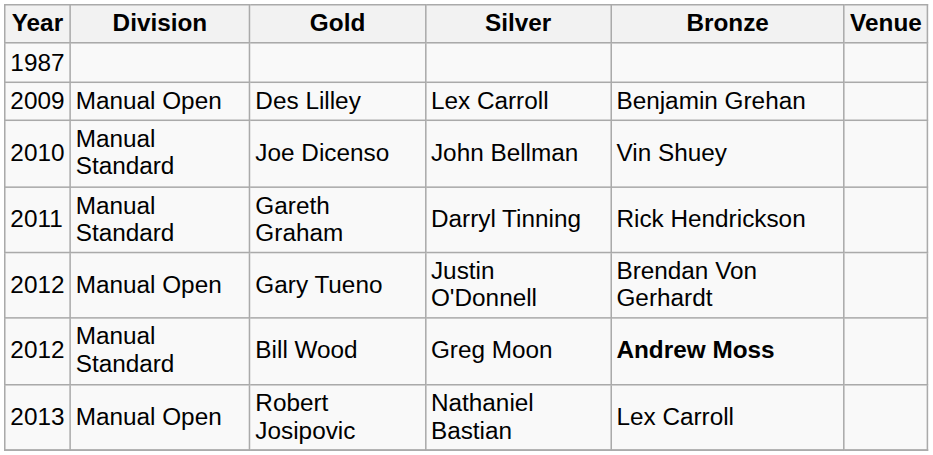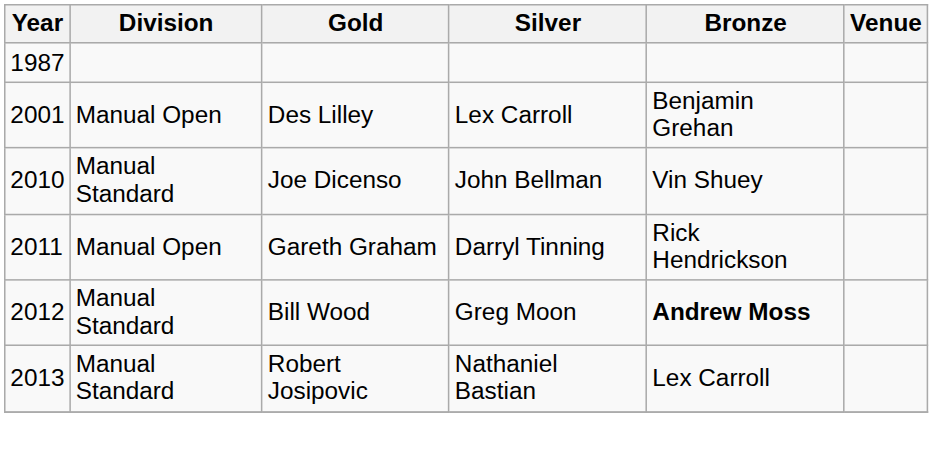(37, 100) 2009 -> (37, 114) 2001
(125, 219) Manual Standard -> (149, 246) Manual Open
- row: (319, 285)
(149, 416) Manual Open -> (125, 378) Manual Standard
